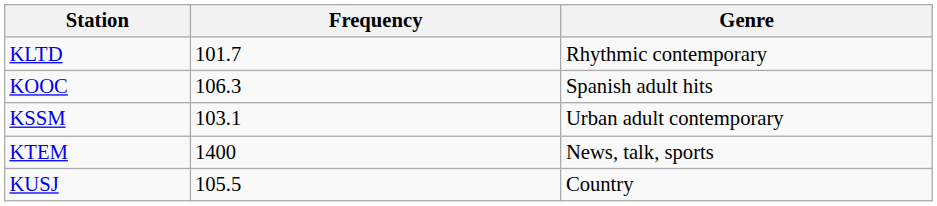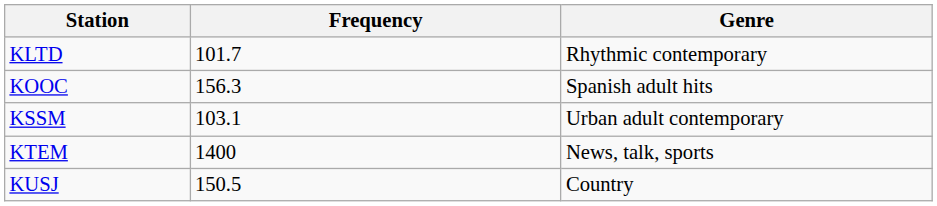(218, 86) 106.3 -> (218, 86) 156.3
(218, 184) 105.5 -> (218, 184) 150.5
